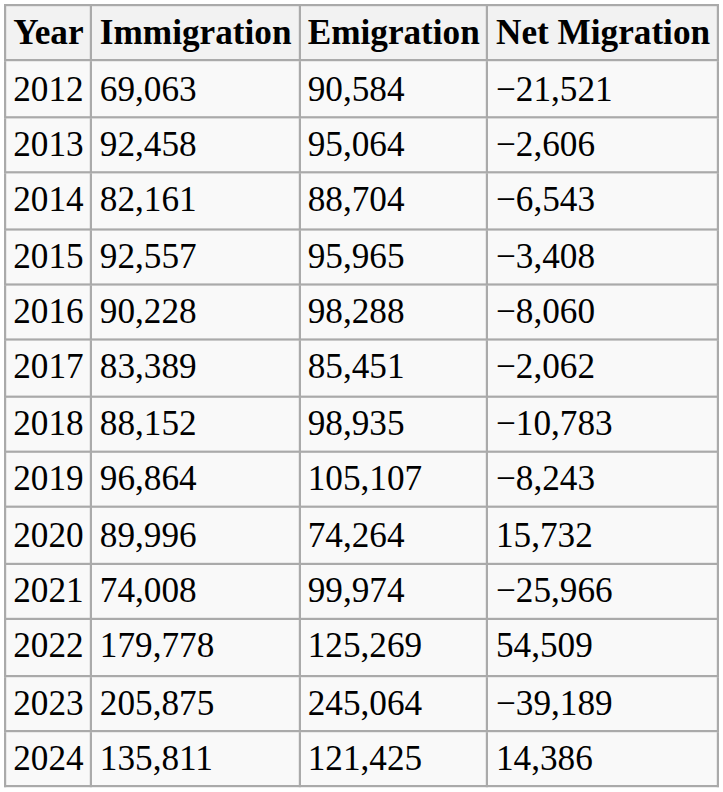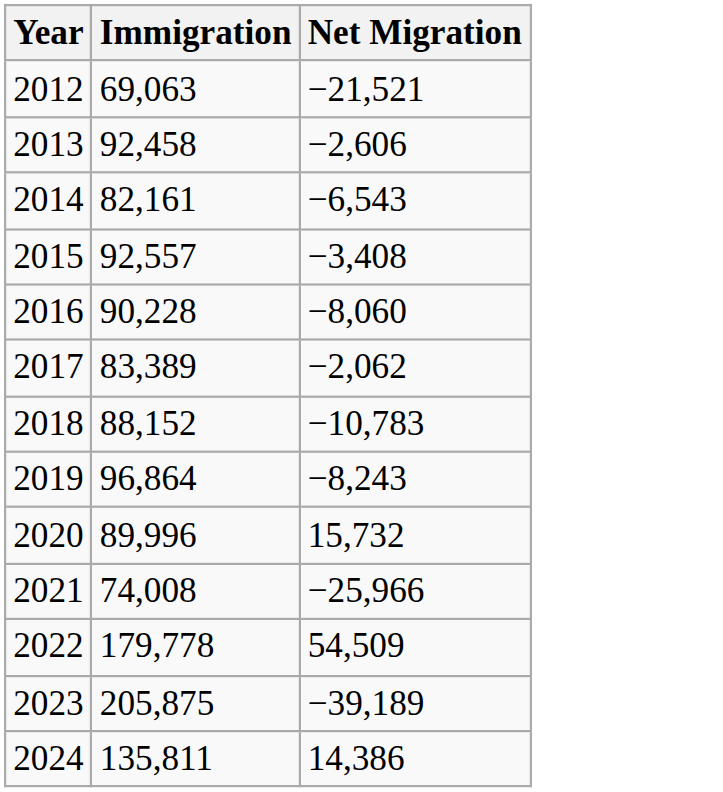- column: (394, 32)
